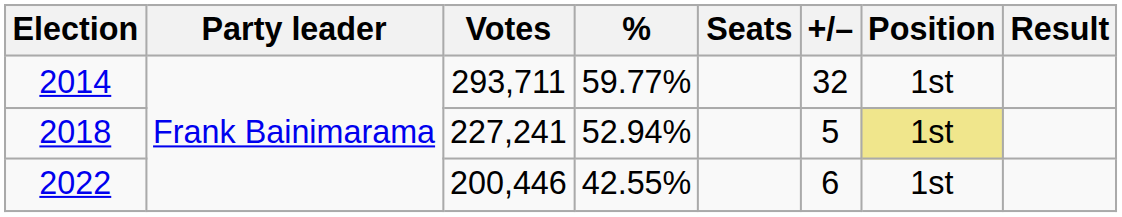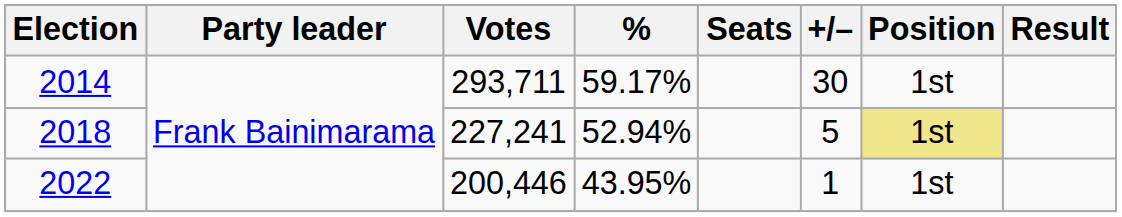(637, 81) 59.77% -> (637, 81) 59.17%
(830, 81) 32 -> (830, 81) 30
(637, 183) 42.55% -> (637, 183) 43.95%
(830, 183) 6 -> (830, 183) 1
